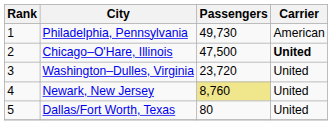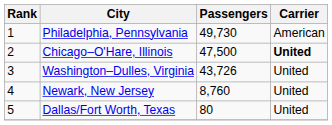(218, 71) 23,720 -> (218, 71) 43,726
(215, 91) khaki background -> (215, 91) no background
